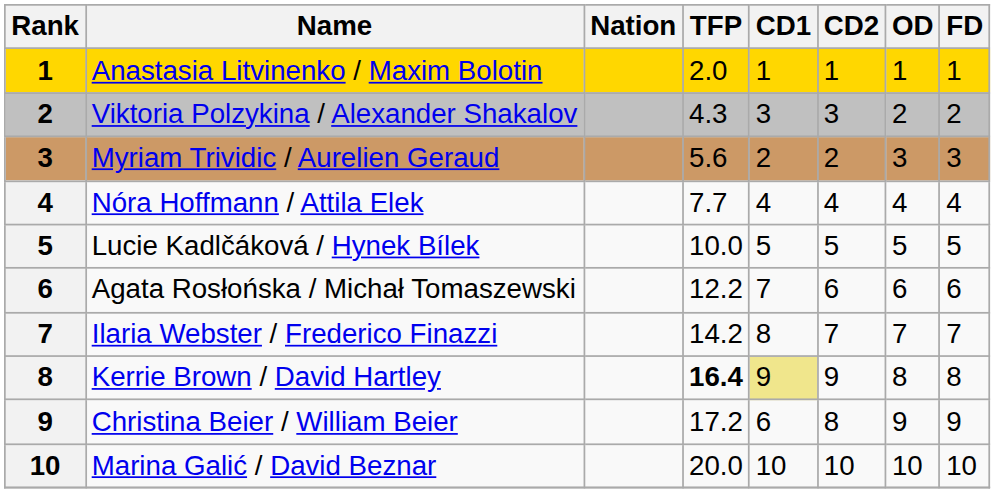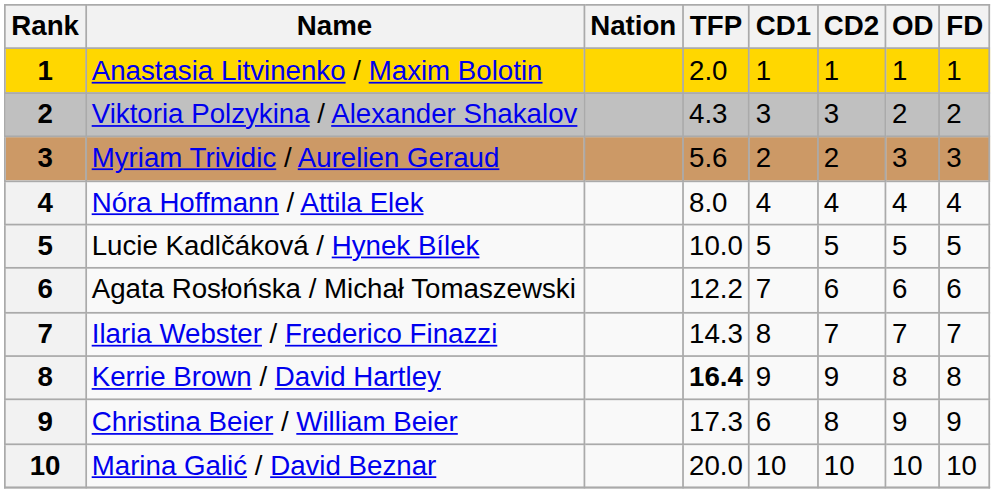(708, 202) 7.7 -> (708, 202) 8.0
(716, 333) 14.2 -> (716, 333) 14.3
(763, 377) khaki background -> (763, 377) no background
(716, 421) 17.2 -> (716, 421) 17.3
